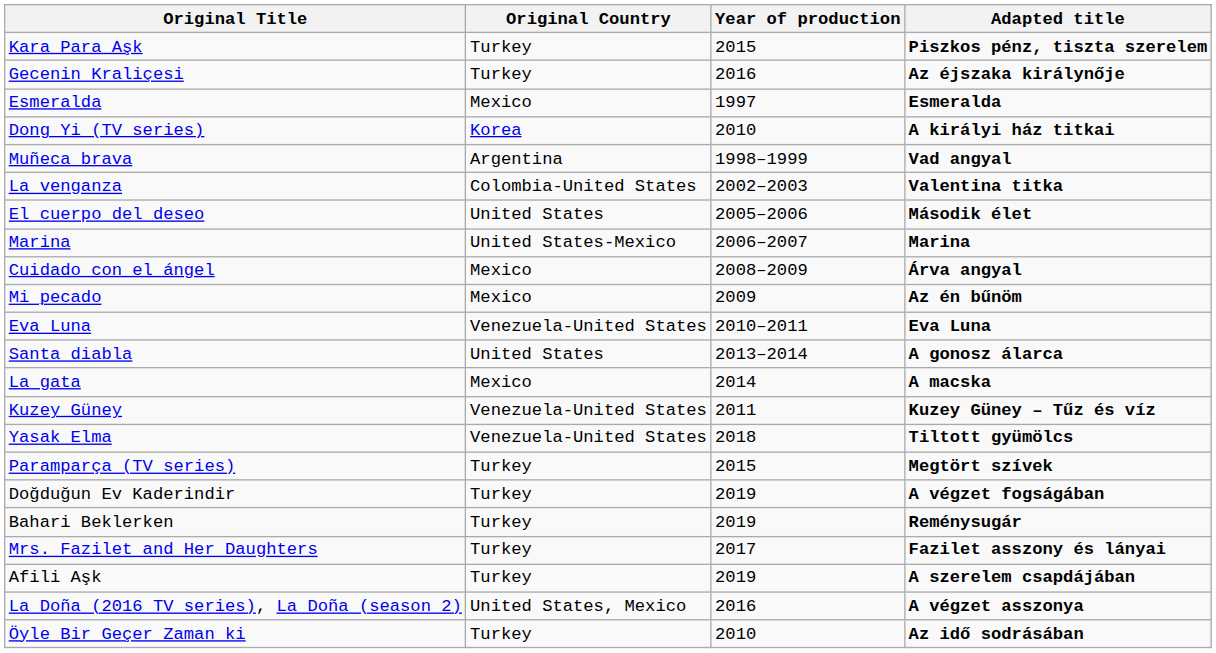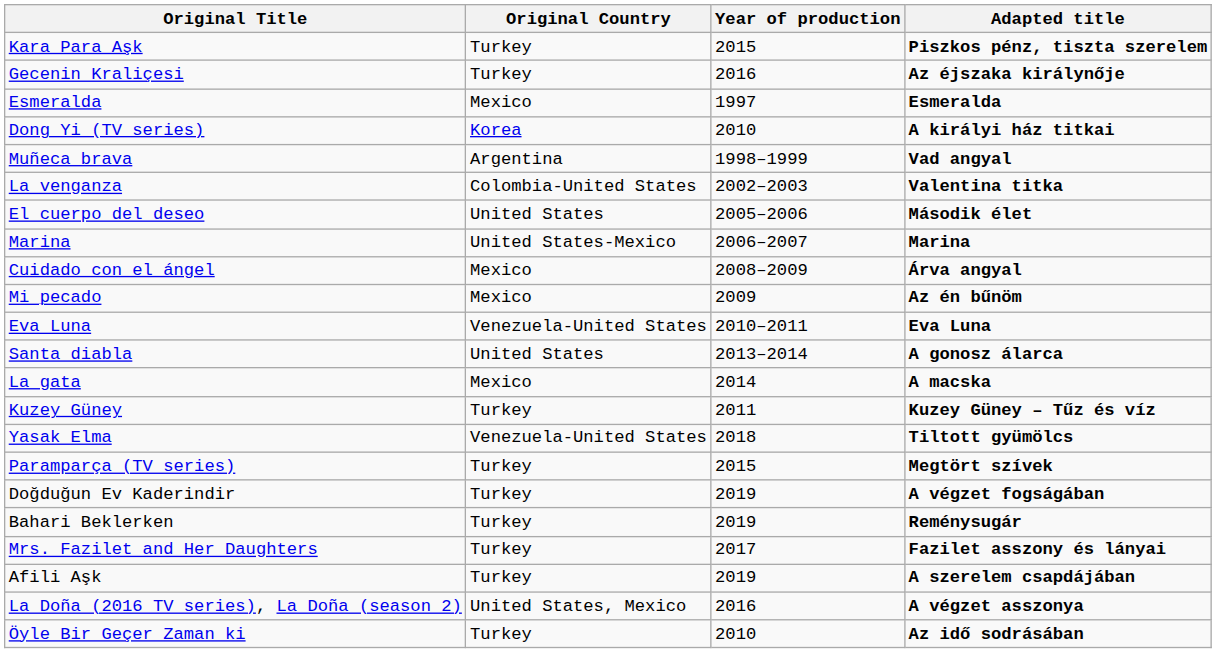(588, 410) Venezuela-United States -> (501, 410) Turkey
